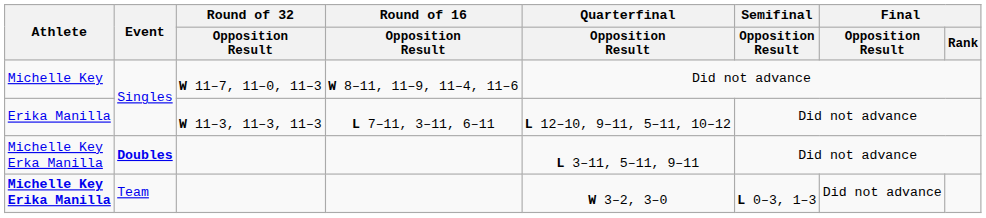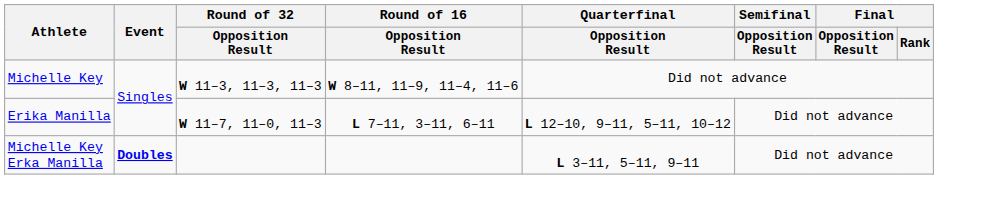(250, 87) W 11–7, 11–0, 11–3 -> (250, 87) W 11–3, 11–3, 11–3
(250, 125) W 11–3, 11–3, 11–3 -> (250, 125) W 11–7, 11–0, 11–3
- row: (59, 193)
